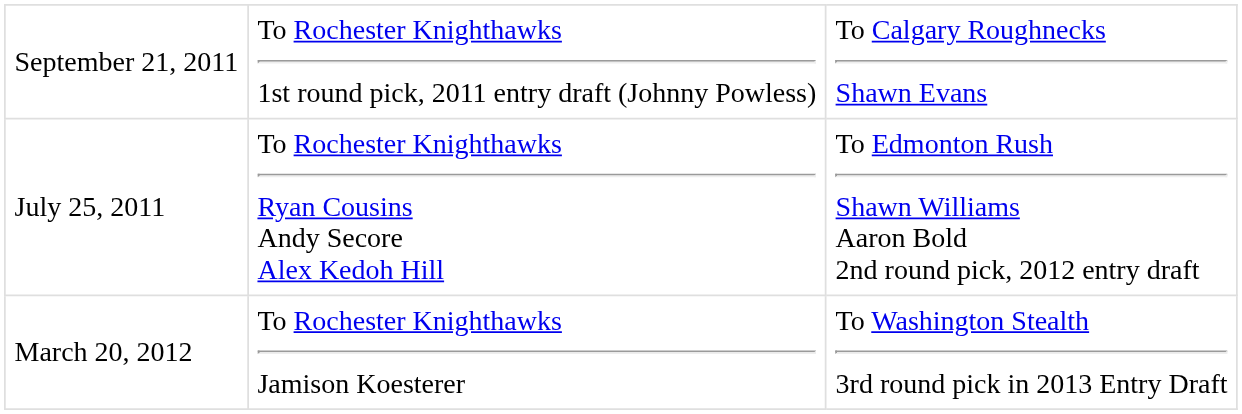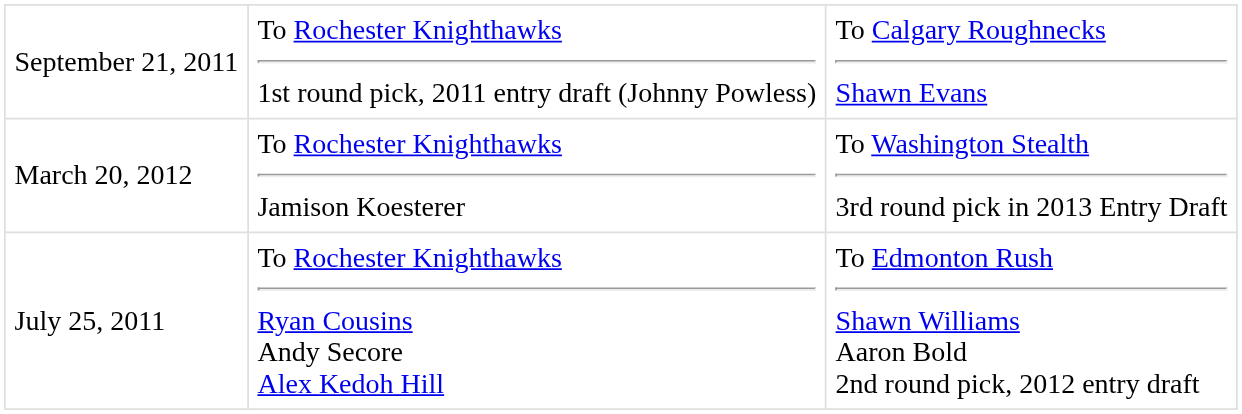rows swapped: (90, 206) <-> (104, 351)
